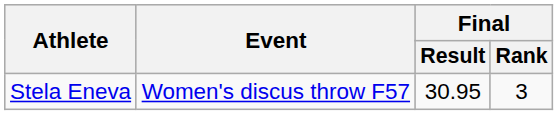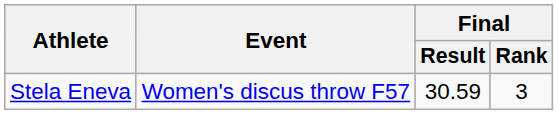(453, 92) 30.95 -> (453, 92) 30.59
